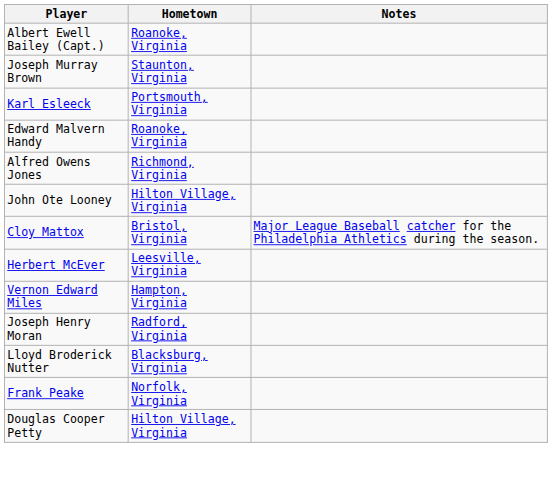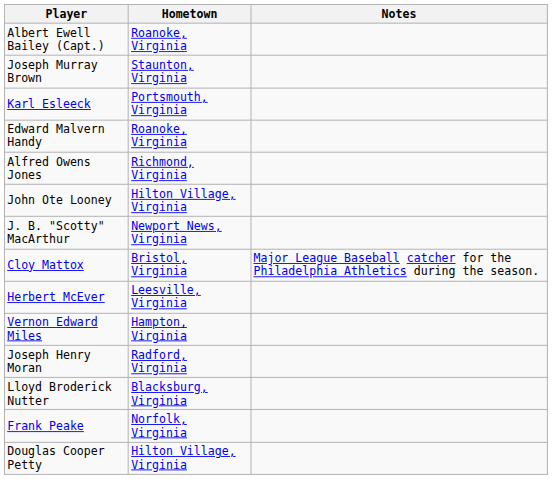+ row: (56, 233)
